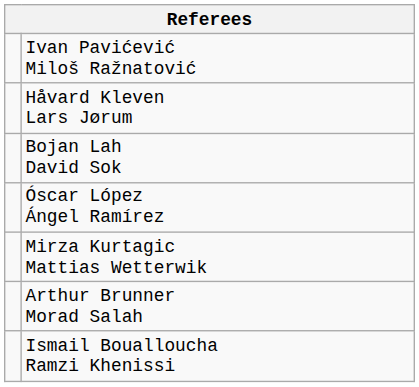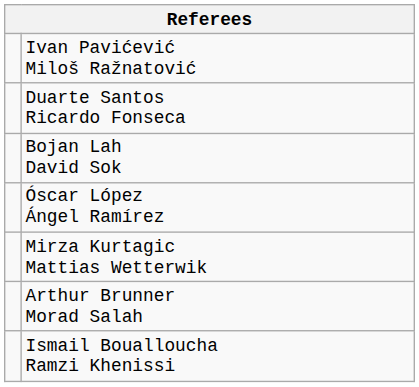- row: (95, 108)
+ row: (106, 108)
